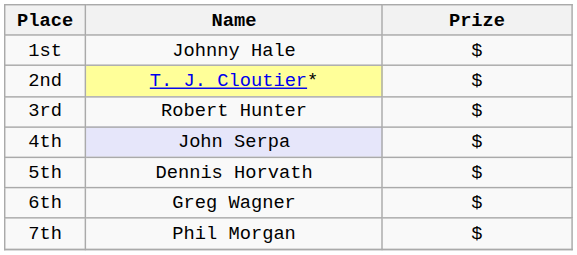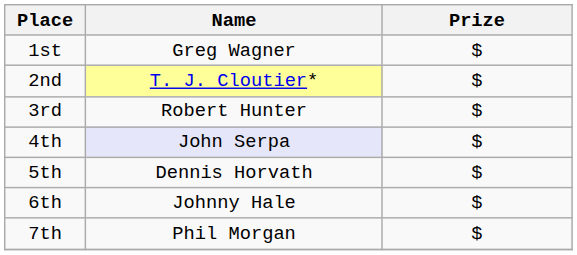(234, 50) Johnny Hale -> (234, 50) Greg Wagner
(234, 203) Greg Wagner -> (234, 203) Johnny Hale
